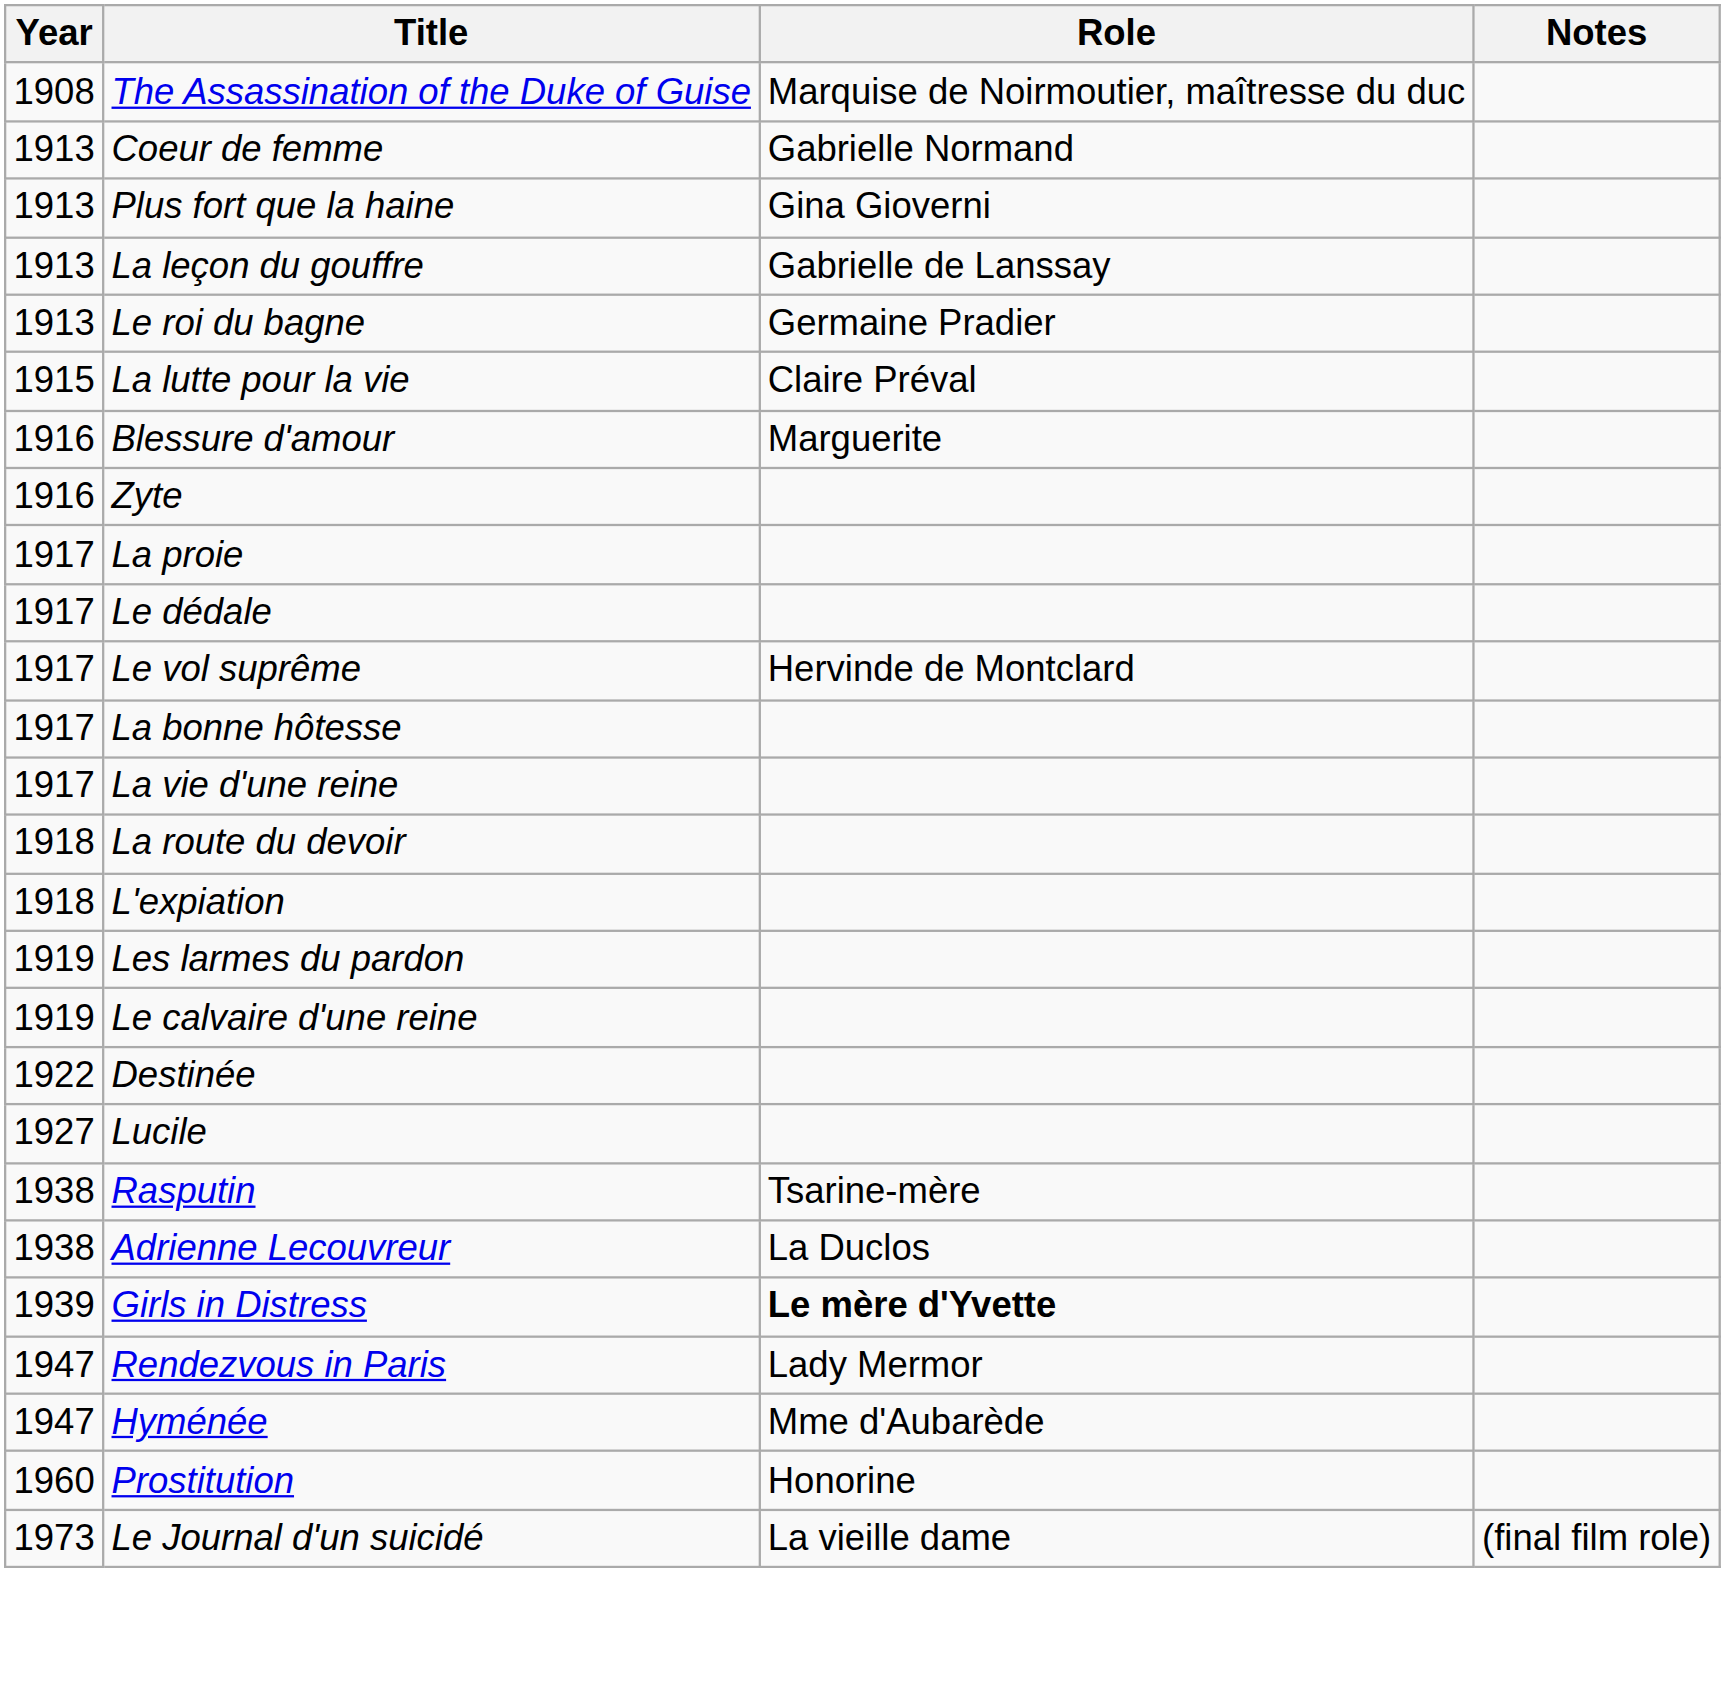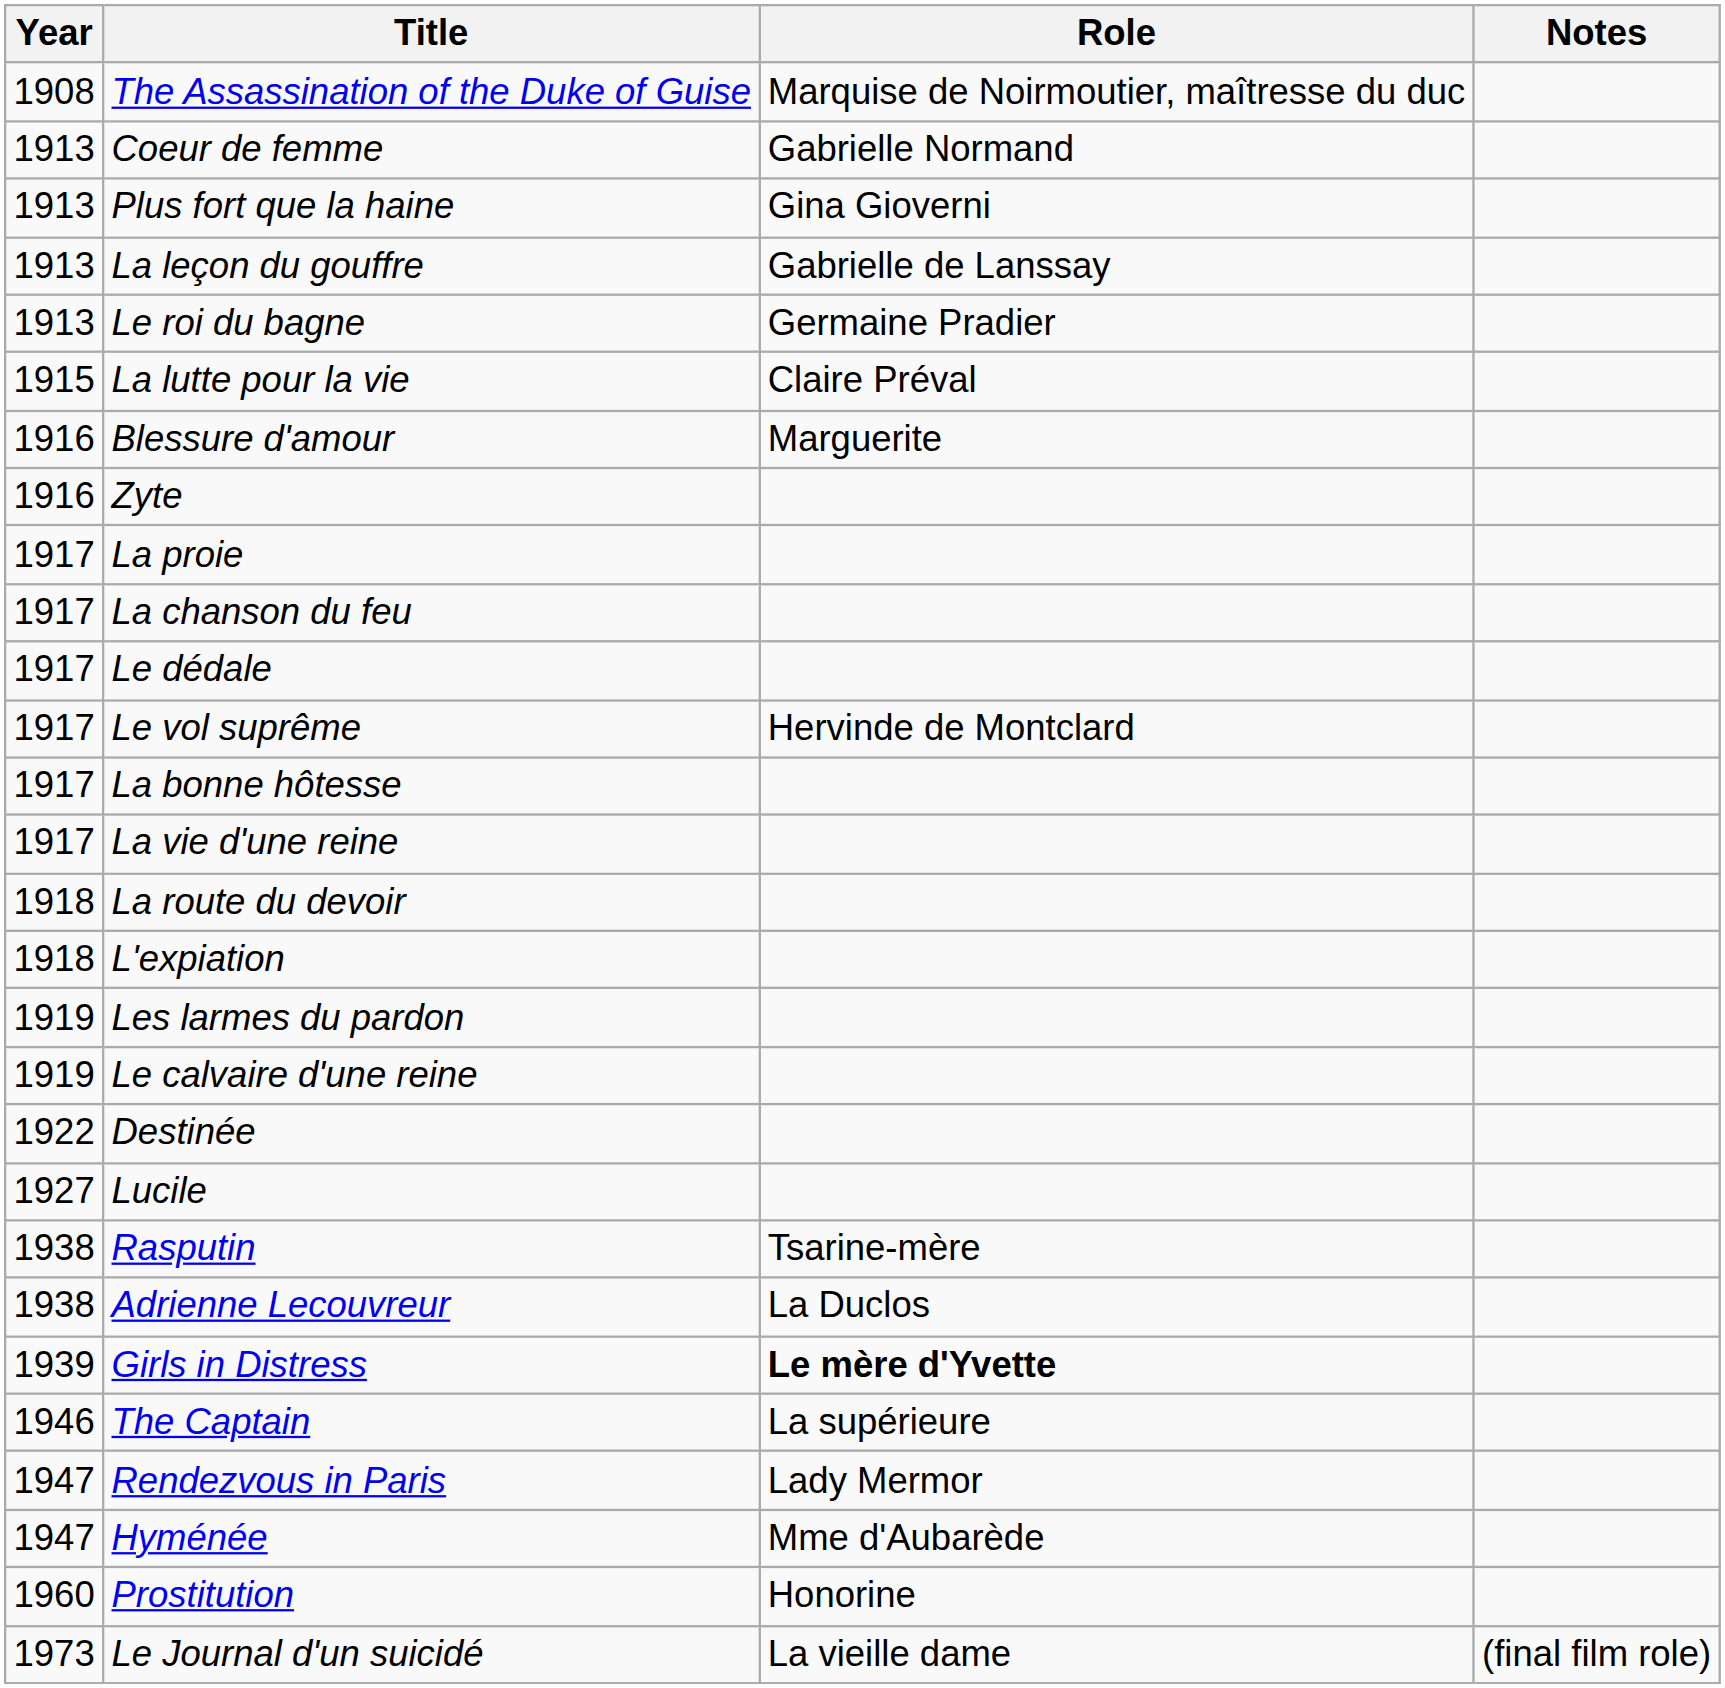+ row: (262, 611)
+ row: (211, 1421)
